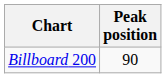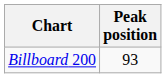(130, 60) 90 -> (130, 60) 93
